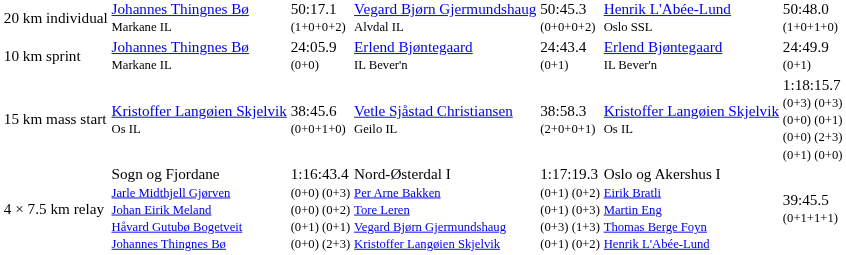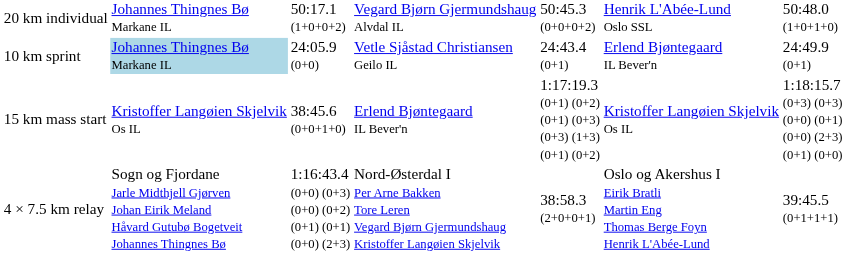(180, 55) no background -> (180, 55) lightblue background
(413, 55) Erlend Bjøntegaard IL Bever'n -> (433, 55) Vetle Sjåstad Christiansen Geilo IL
(433, 119) Vetle Sjåstad Christiansen Geilo IL -> (413, 119) Erlend Bjøntegaard IL Bever'n
(568, 119) 38:58.3 (2+0+0+1) -> (570, 119) 1:17:19.3 (0+1) (0+2) (0+1) (0+3) (0+3) (1+3) (0+1) (0+2)
(570, 208) 1:17:19.3 (0+1) (0+2) (0+1) (0+3) (0+3) (1+3) (0+1) (0+2) -> (568, 208) 38:58.3 (2+0+0+1)
